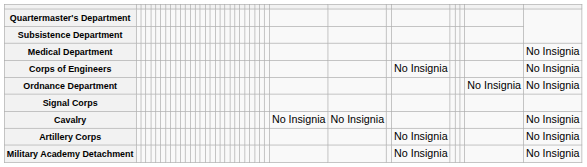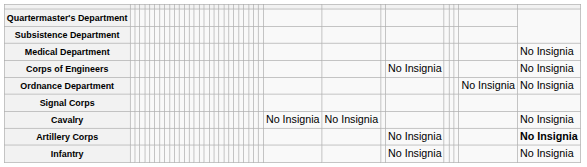(553, 136) normal -> (549, 136) bold
+ row: (67, 154)
- row: (70, 154)
